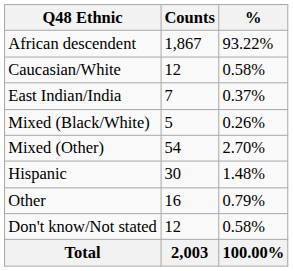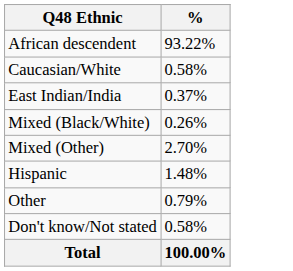- column: (190, 17)
